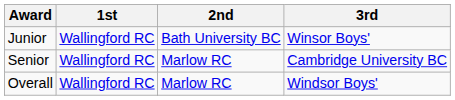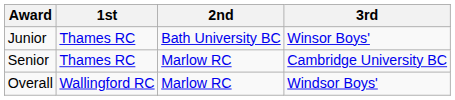(107, 38) Wallingford RC -> (97, 38) Thames RC
(107, 60) Wallingford RC -> (97, 60) Thames RC
